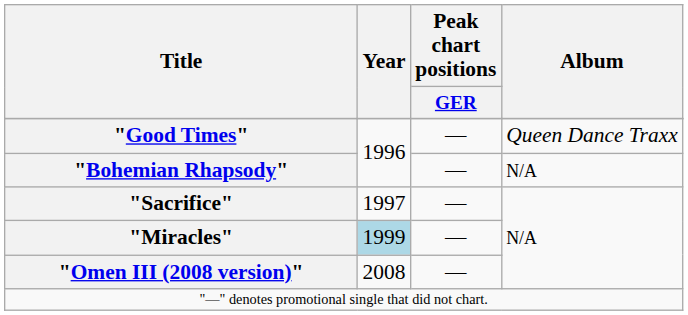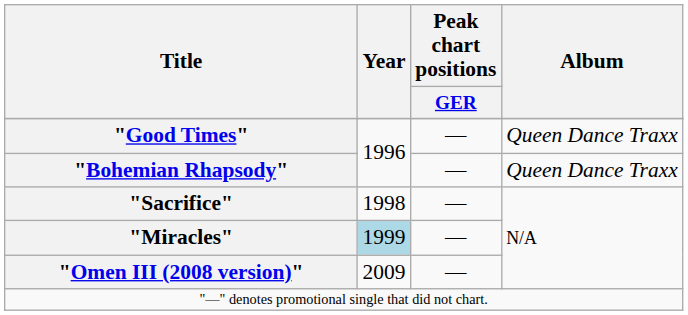(522, 170) N/A -> (592, 169) Queen Dance Traxx
(384, 203) 1997 -> (384, 203) 1998
(384, 271) 2008 -> (384, 271) 2009
